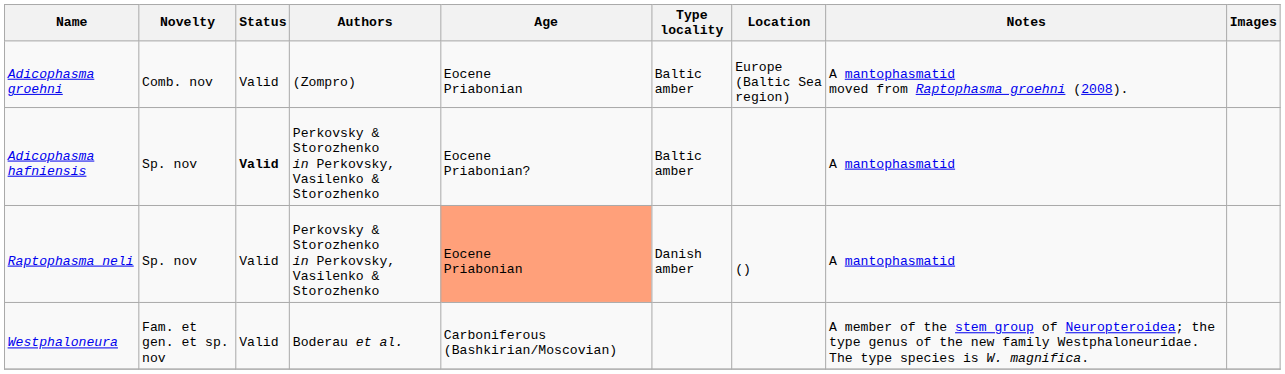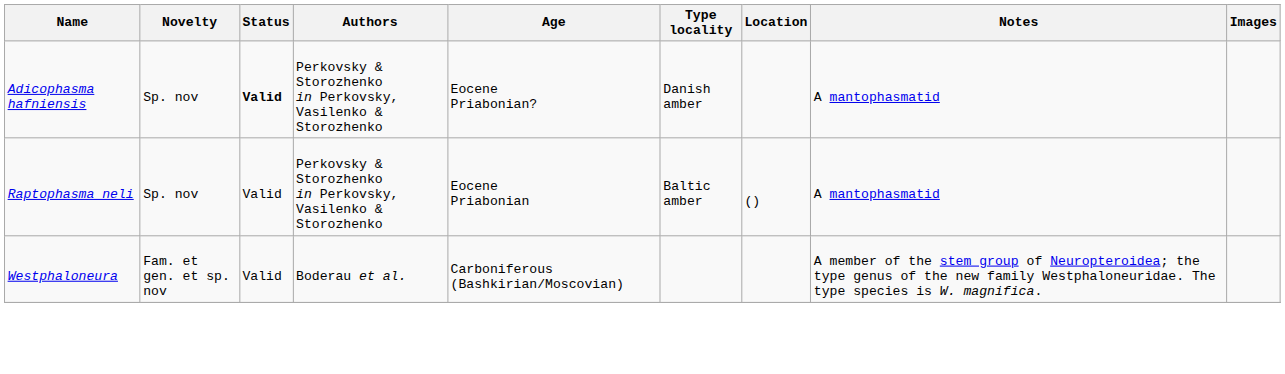- row: (51, 82)
(678, 164) Baltic amber -> (687, 97) Danish amber
(483, 261) lightsalmon background -> (490, 194) no background
(678, 261) Danish amber -> (687, 194) Baltic amber
